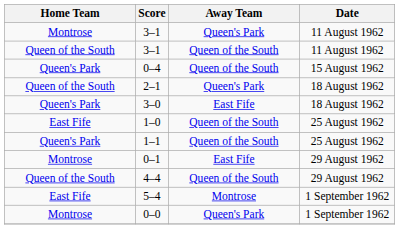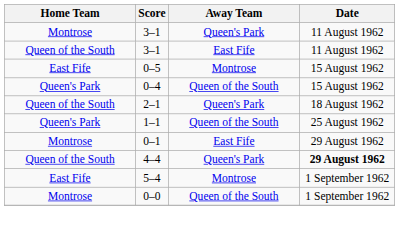(234, 50) Queen of the South -> (234, 50) East Fife
+ row: (70, 68)
- row: (70, 104)
- row: (70, 123)
(234, 178) Queen of the South -> (234, 159) Queen's Park
(347, 178) normal -> (347, 159) bold
(234, 214) Queen's Park -> (234, 196) Queen of the South
